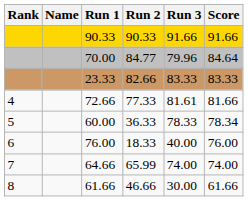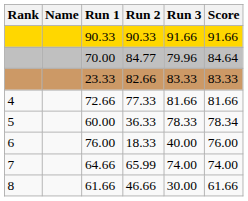(182, 100) 81.61 -> (182, 100) 81.66
